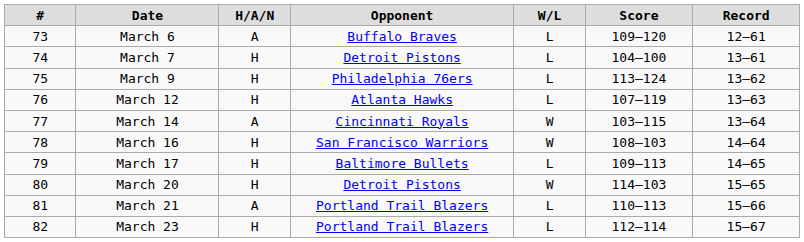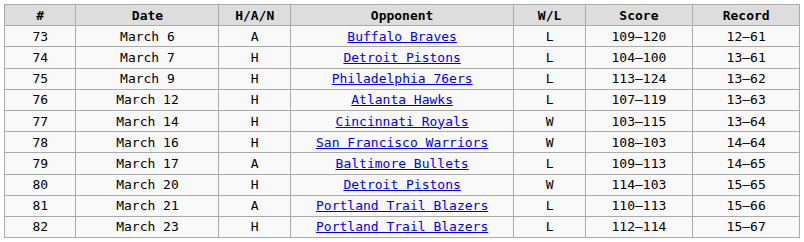(255, 121) A -> (255, 121) H
(255, 163) H -> (255, 163) A
